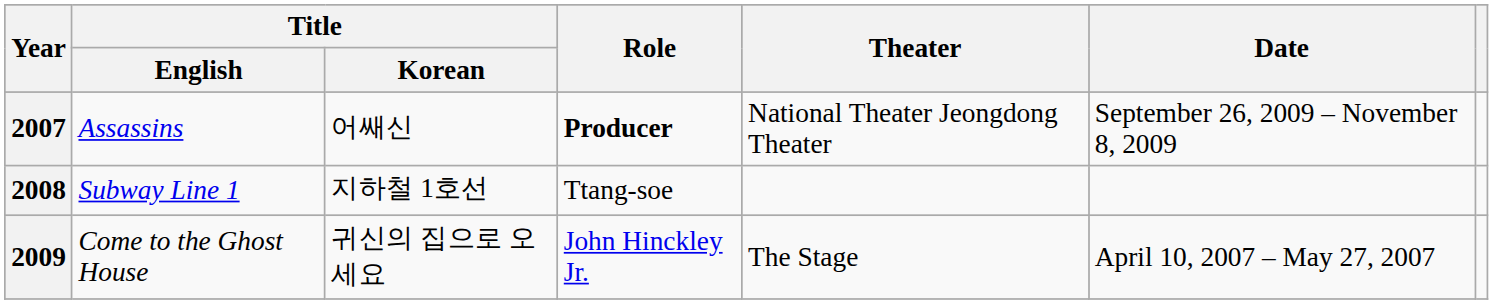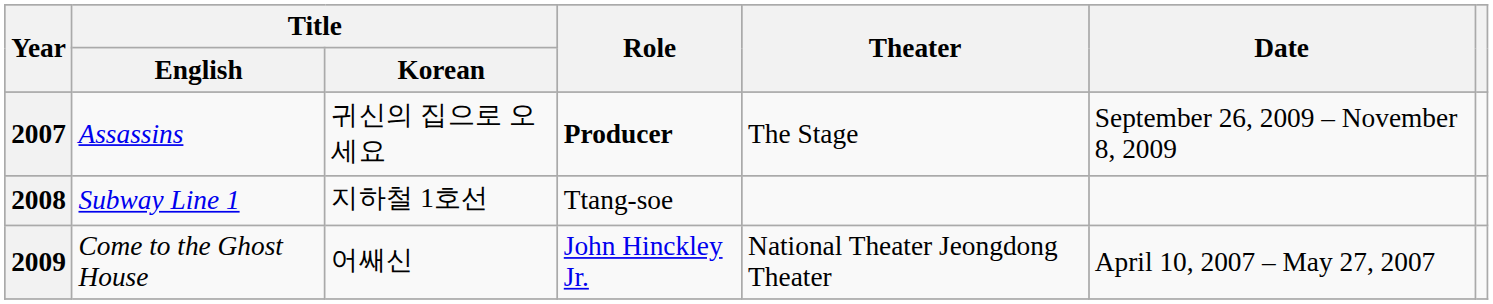(372, 127) 어쌔신 -> (434, 132) 귀신의 집으로 오세요
(903, 128) National Theater Jeongdong Theater -> (803, 133) The Stage
(434, 255) 귀신의 집으로 오세요 -> (372, 260) 어쌔신
(803, 256) The Stage -> (903, 261) National Theater Jeongdong Theater
